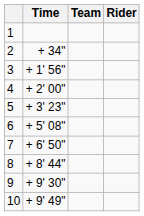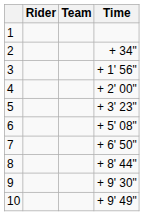columns swapped: (122, 13) <-> (46, 13)
